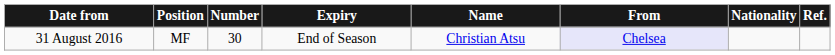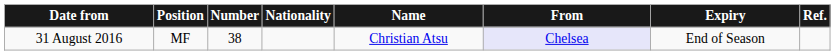columns swapped: (764, 16) <-> (337, 16)
(235, 38) 30 -> (235, 38) 38
